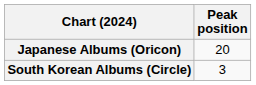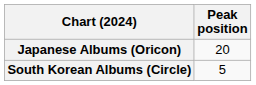(222, 70) 3 -> (222, 70) 5
